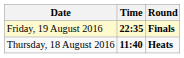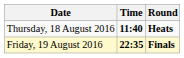rows swapped: (61, 45) <-> (55, 28)
